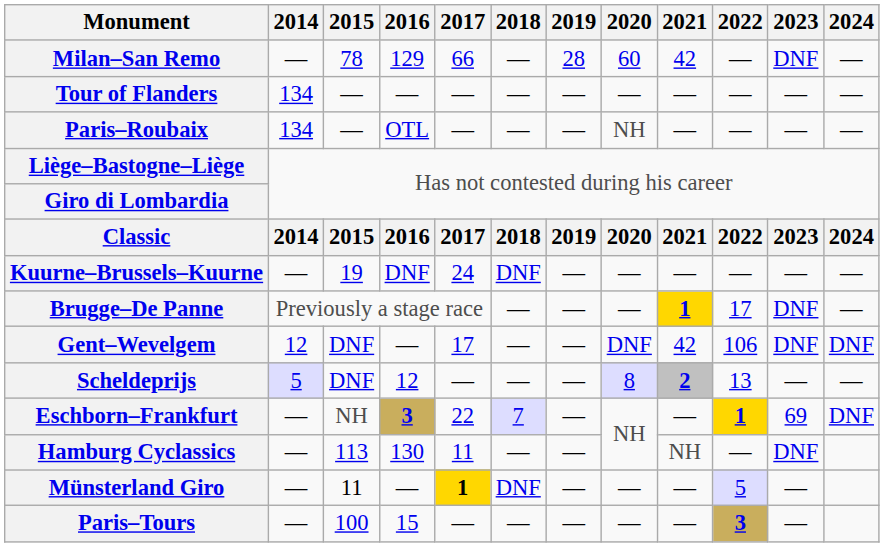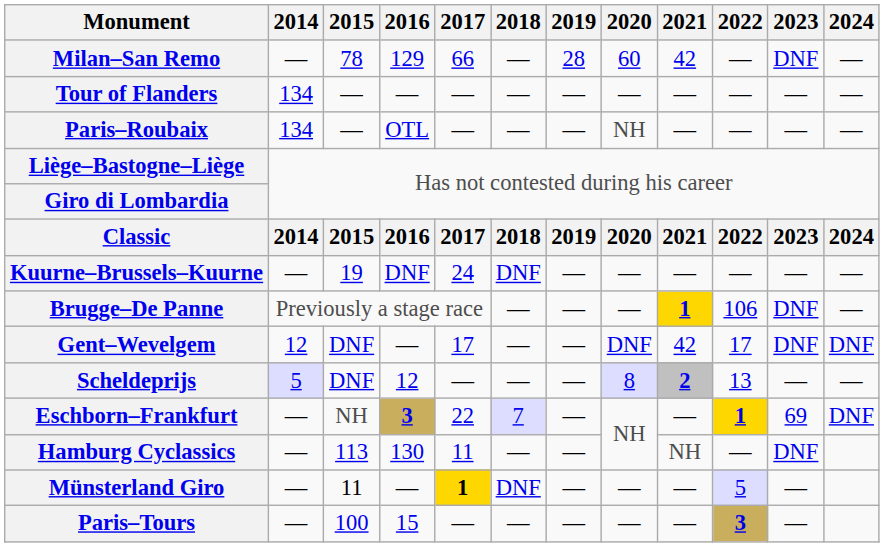(740, 308) 17 -> (740, 308) 106
(740, 344) 106 -> (740, 344) 17
